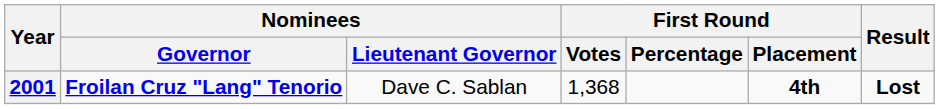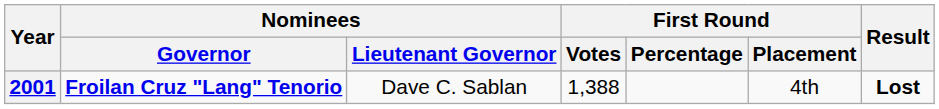(594, 86) 1,368 -> (594, 86) 1,388
(805, 86) bold -> (805, 86) normal
